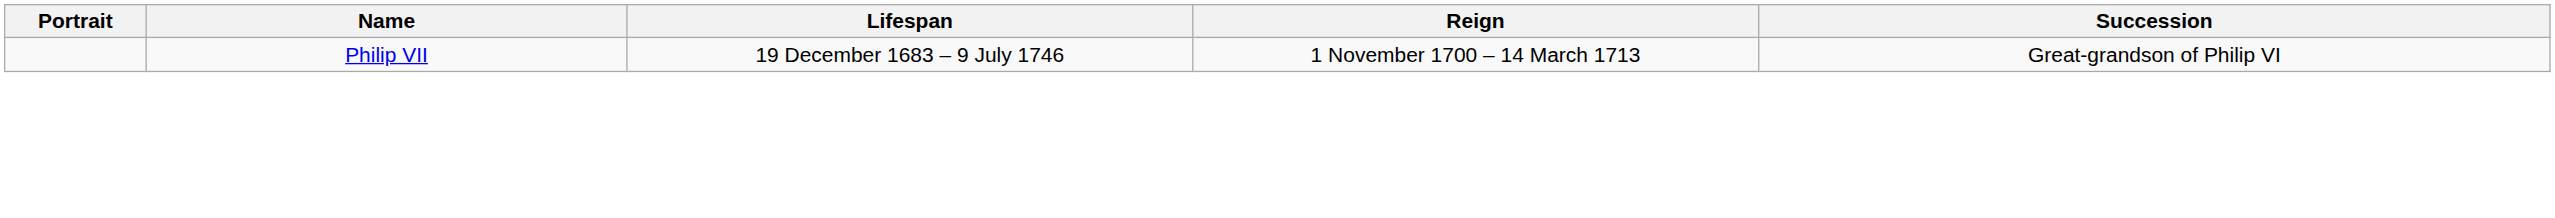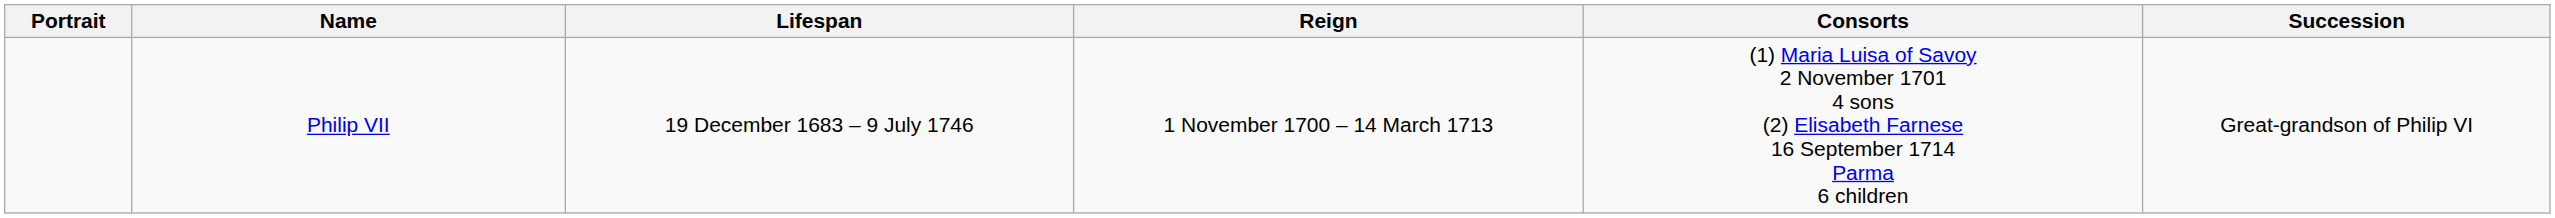+ column: (1863, 21)
